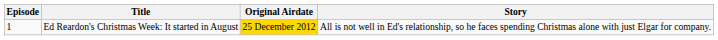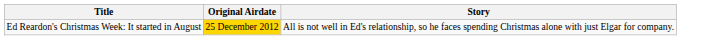- column: (23, 12)
